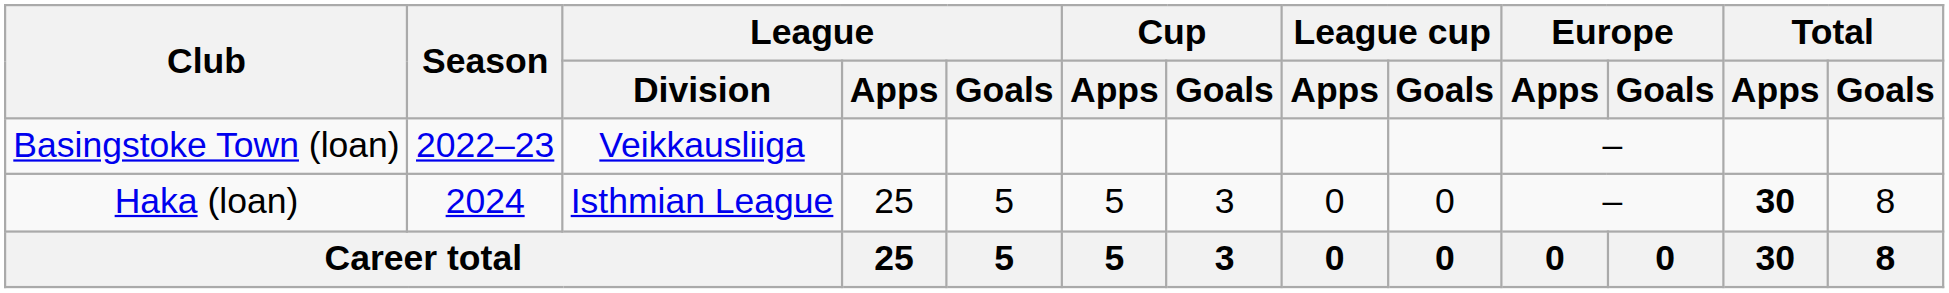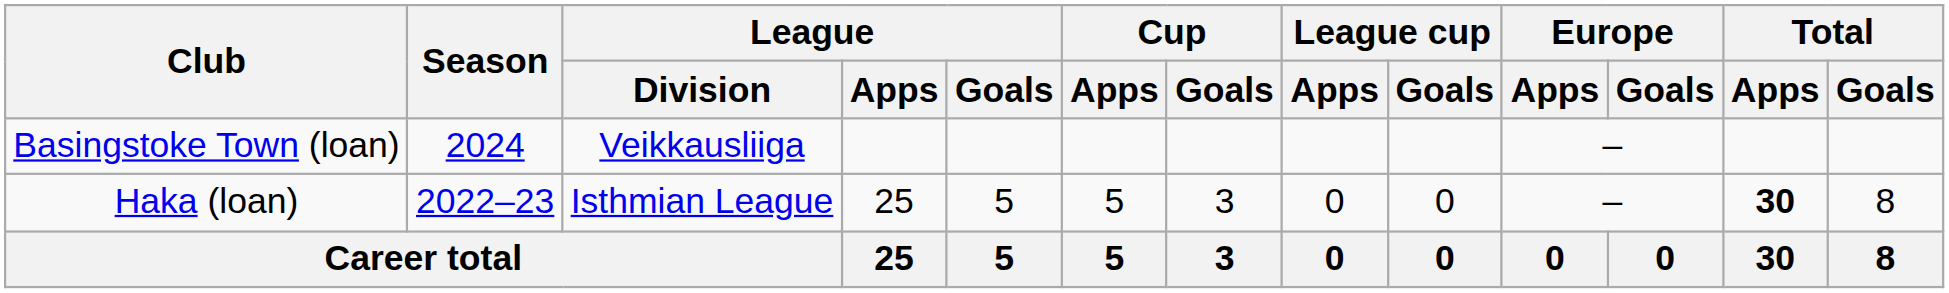(485, 145) 2022–23 -> (485, 145) 2024
(485, 201) 2024 -> (485, 201) 2022–23
